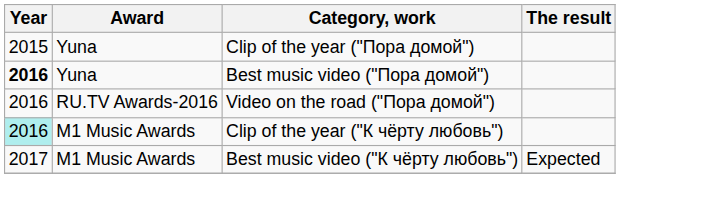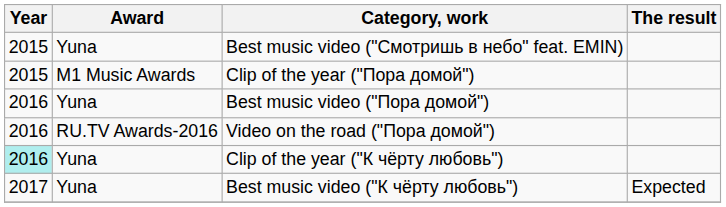+ row: (425, 46)
(77, 46) Yuna -> (126, 74) M1 Music Awards
(28, 74) bold -> (28, 103) normal
(126, 131) M1 Music Awards -> (77, 159) Yuna
(126, 159) M1 Music Awards -> (77, 187) Yuna
